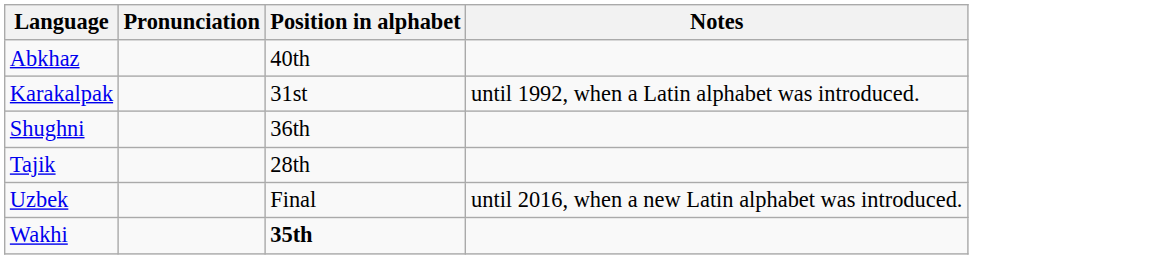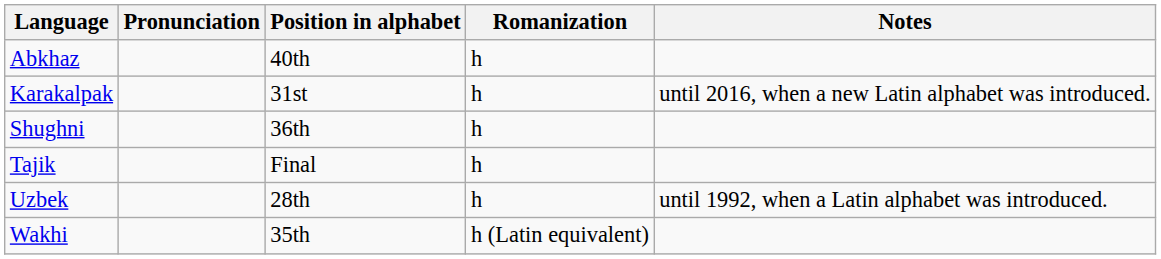+ column: (560, 22)
(695, 93) until 1992, when a Latin alphabet was introduced. -> (905, 93) until 2016, when a new Latin alphabet was introduced.
(290, 164) 28th -> (293, 164) Final
(293, 199) Final -> (290, 199) 28th
(717, 199) until 2016, when a new Latin alphabet was introduced. -> (883, 199) until 1992, when a Latin alphabet was introduced.
(291, 235) bold -> (290, 235) normal
